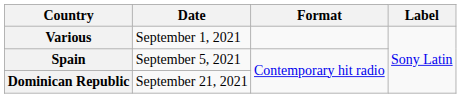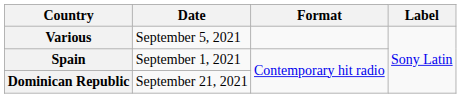(188, 37) September 1, 2021 -> (188, 37) September 5, 2021
(188, 59) September 5, 2021 -> (188, 59) September 1, 2021
